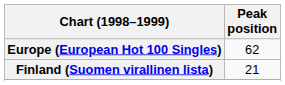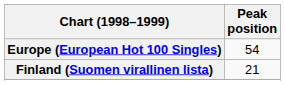(252, 49) 62 -> (252, 49) 54
